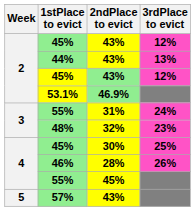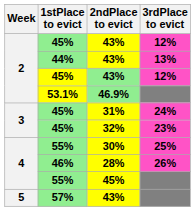(63, 111) 55% -> (63, 111) 45%
(63, 128) 48% -> (63, 128) 45%
(63, 146) 45% -> (63, 146) 55%
